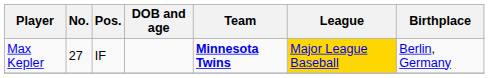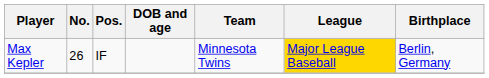(76, 55) 27 -> (76, 55) 26
(227, 55) bold -> (227, 55) normal
